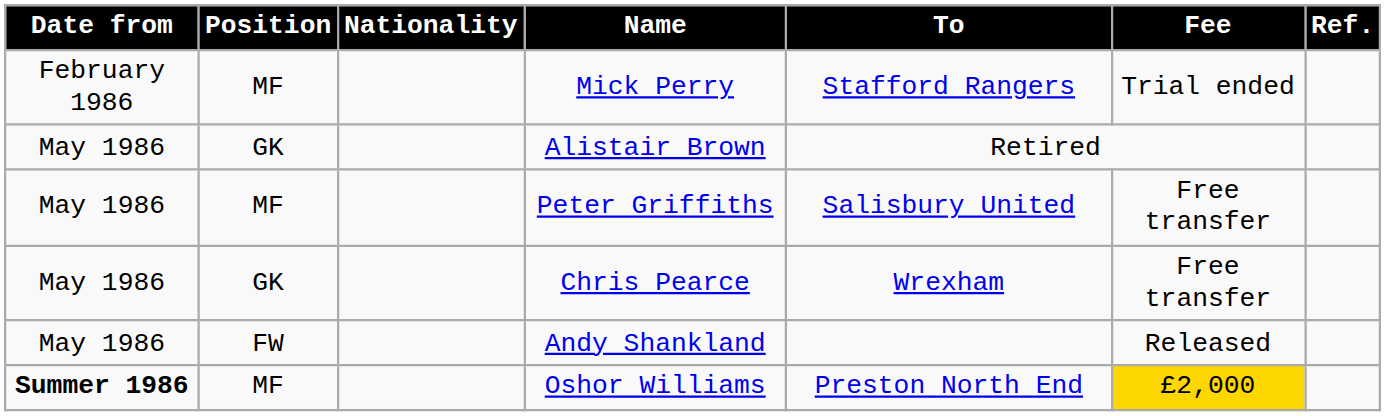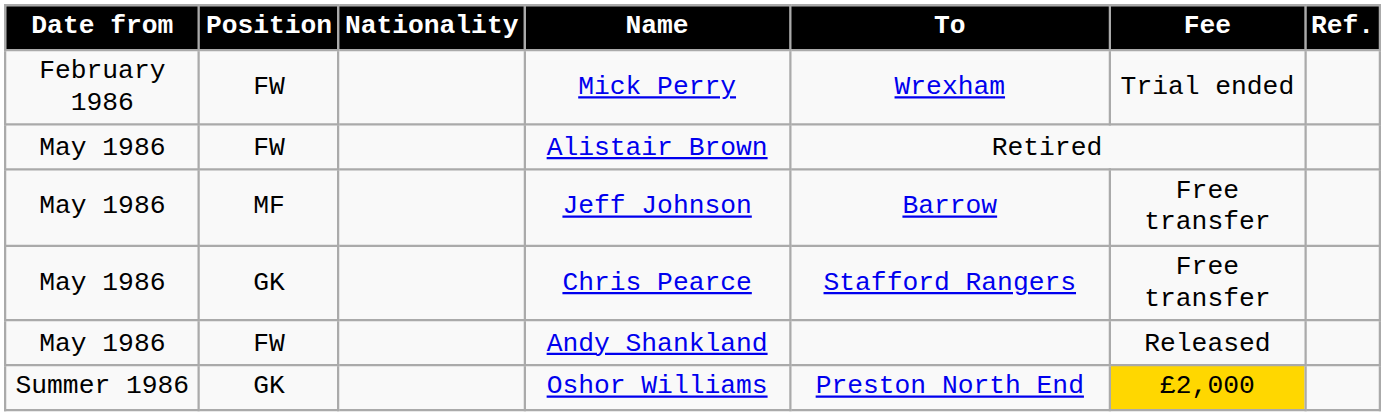(268, 87) MF -> (269, 87) FW
(949, 87) Stafford Rangers -> (950, 87) Wrexham
(268, 147) GK -> (269, 147) FW
- row: (655, 207)
+ row: (657, 207)
(949, 283) Wrexham -> (950, 283) Stafford Rangers
(102, 387) bold -> (102, 387) normal
(268, 387) MF -> (269, 387) GK
